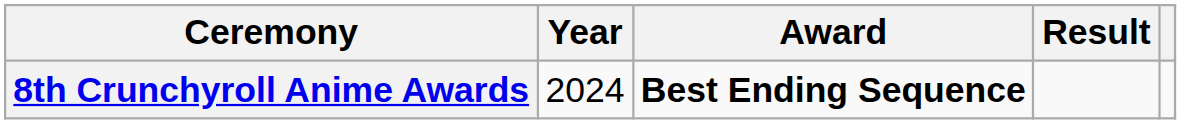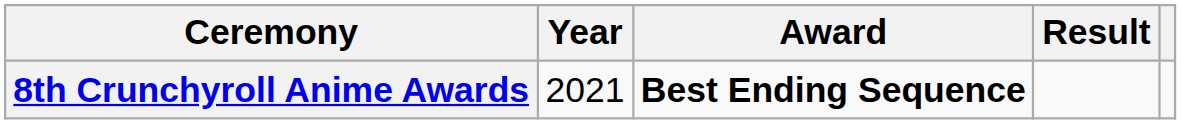(585, 88) 2024 -> (585, 88) 2021
